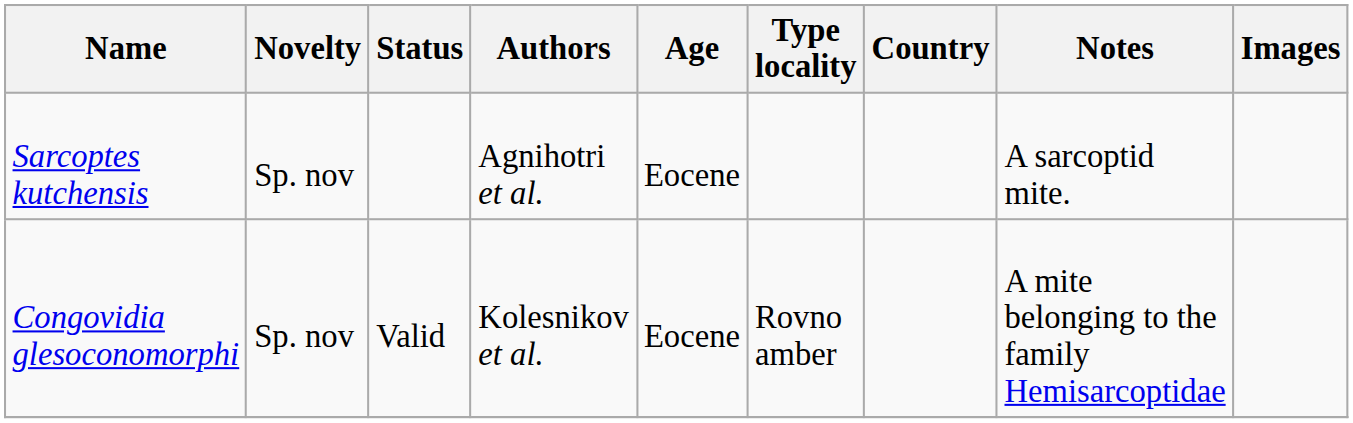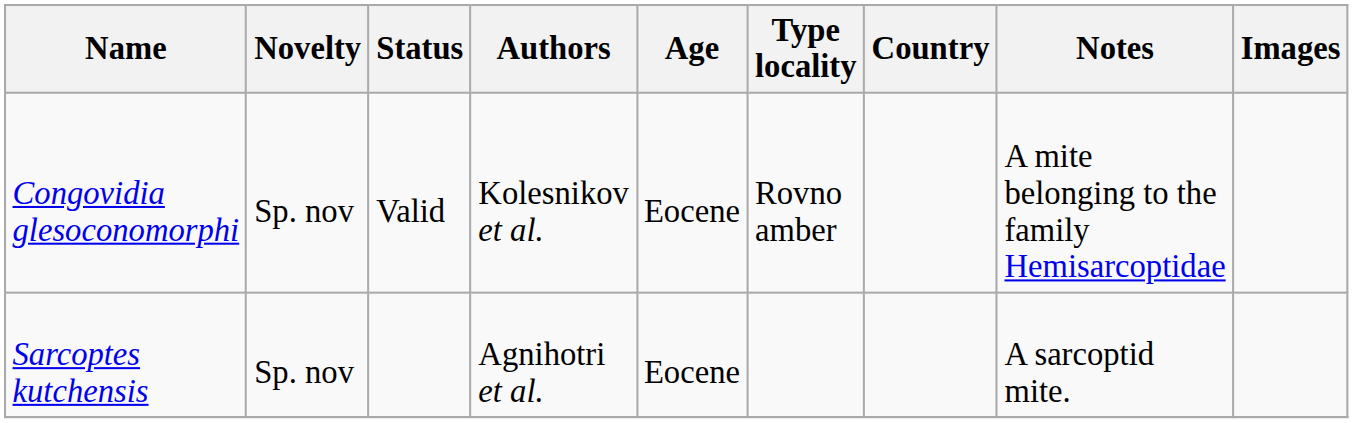rows swapped: (126, 335) <-> (81, 173)
